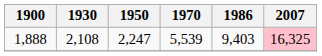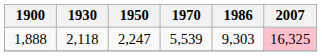(82, 39) 2,108 -> (82, 39) 2,118
(238, 39) 9,403 -> (238, 39) 9,303
